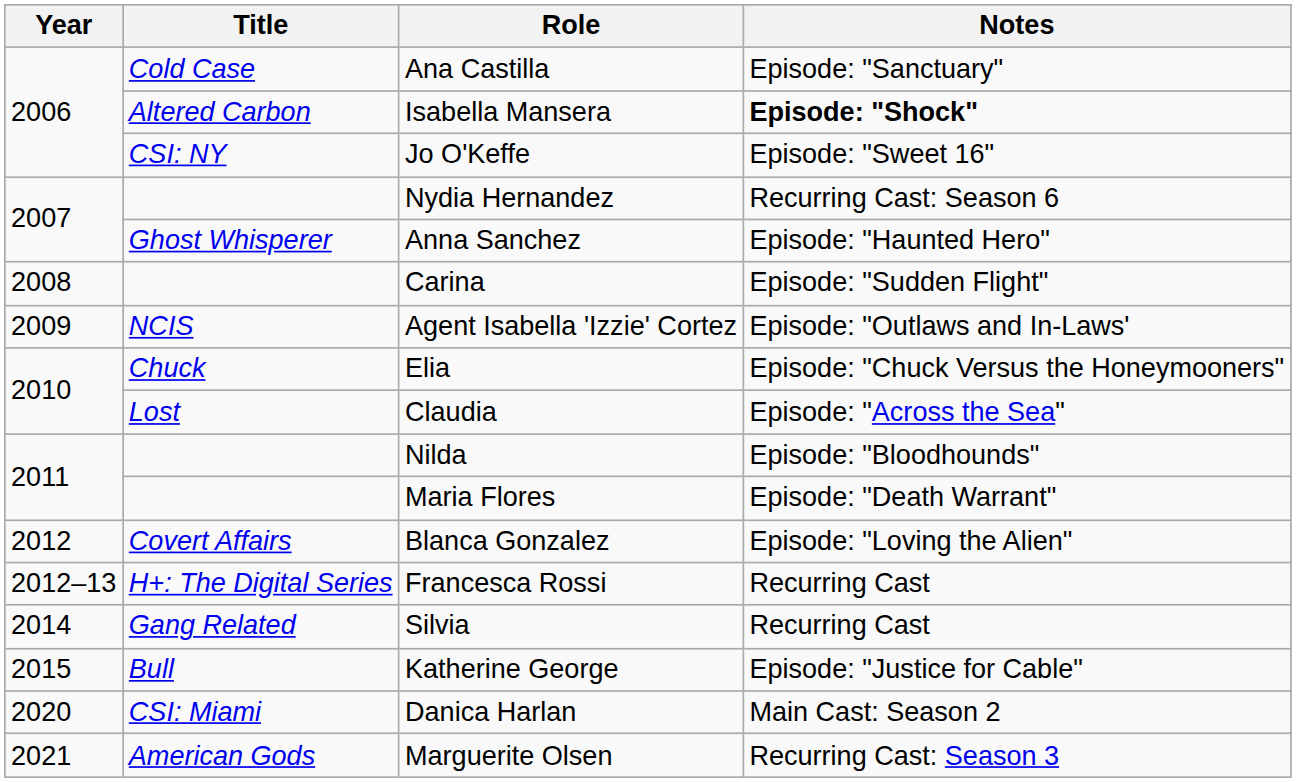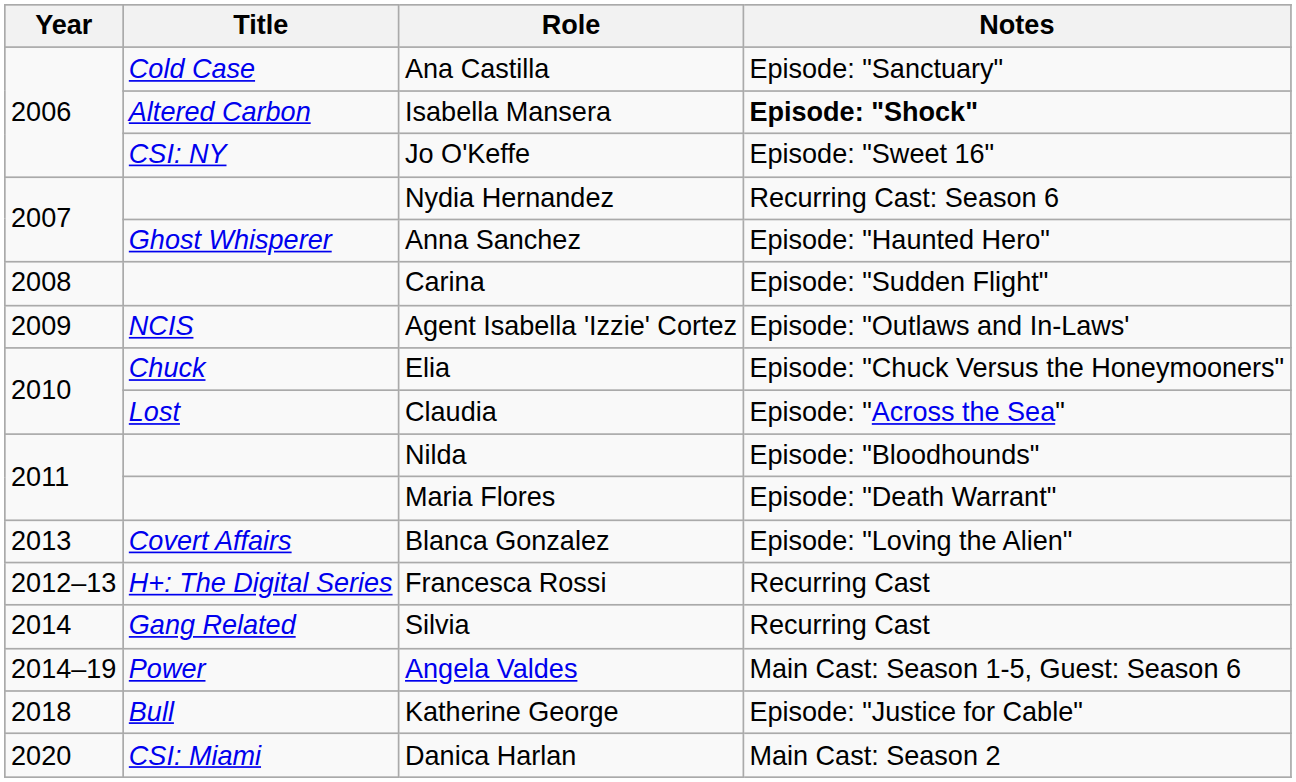(41, 540) 2012 -> (41, 540) 2013
+ row: (491, 669)
(41, 669) 2015 -> (41, 712) 2018
- row: (509, 754)
